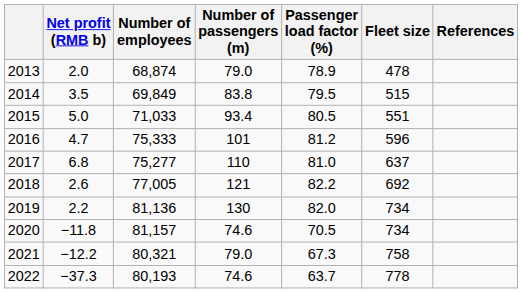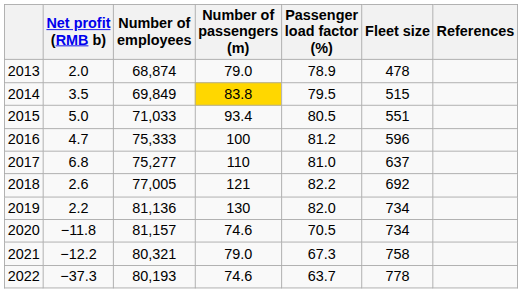(238, 93) no background -> (238, 93) gold background
(238, 139) 101 -> (238, 139) 100
